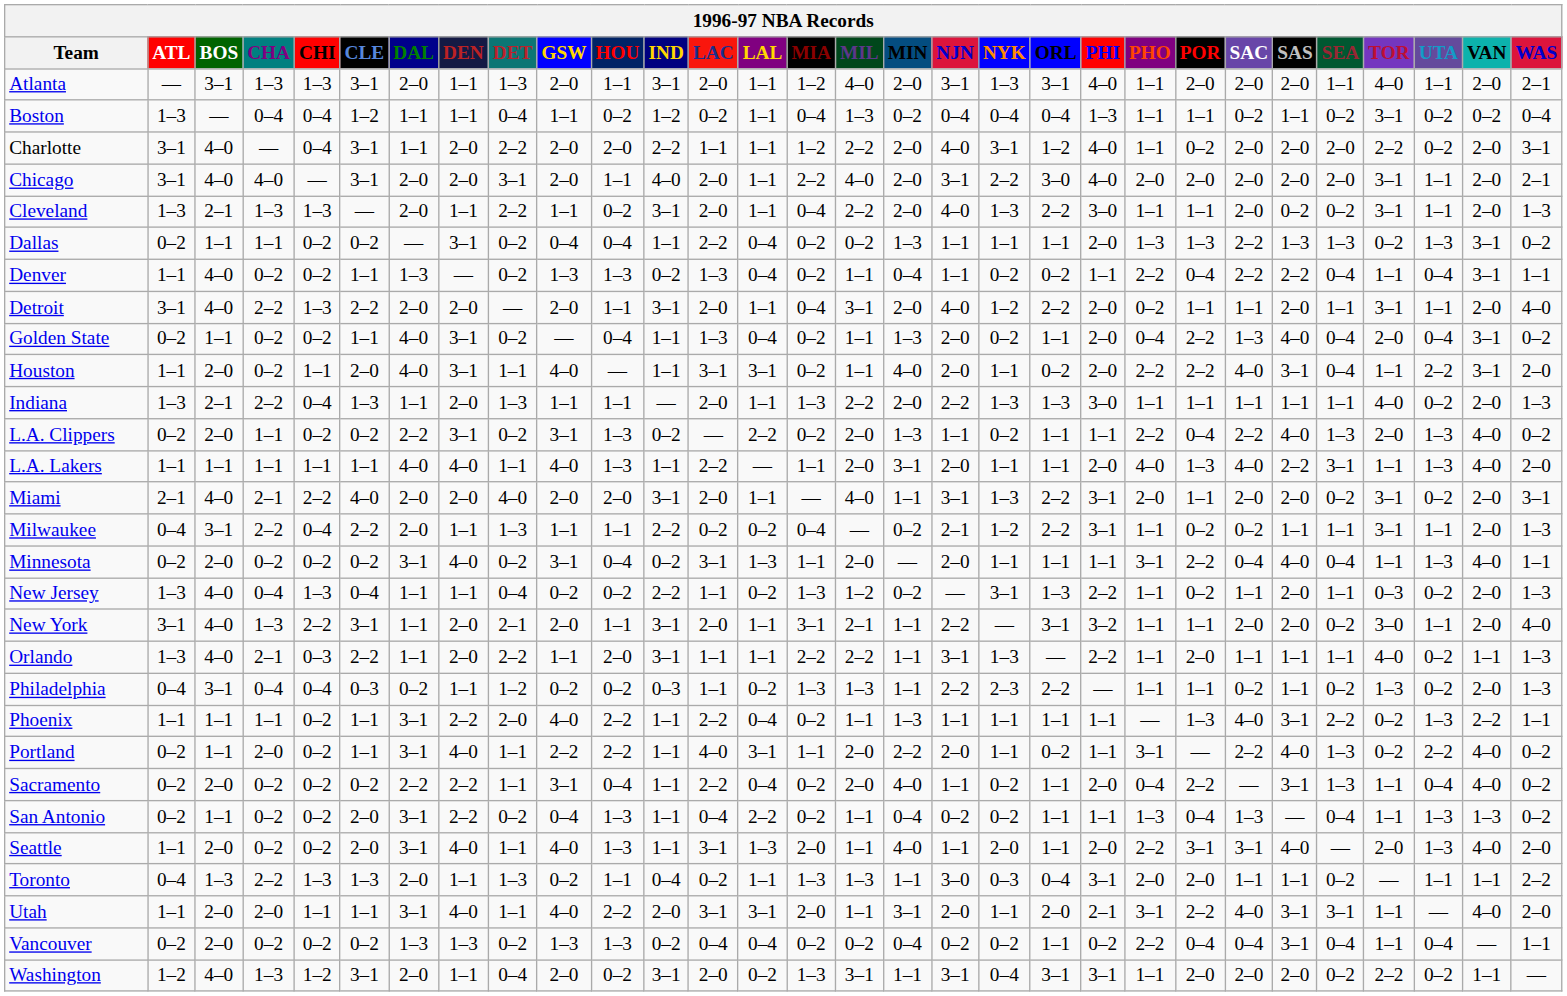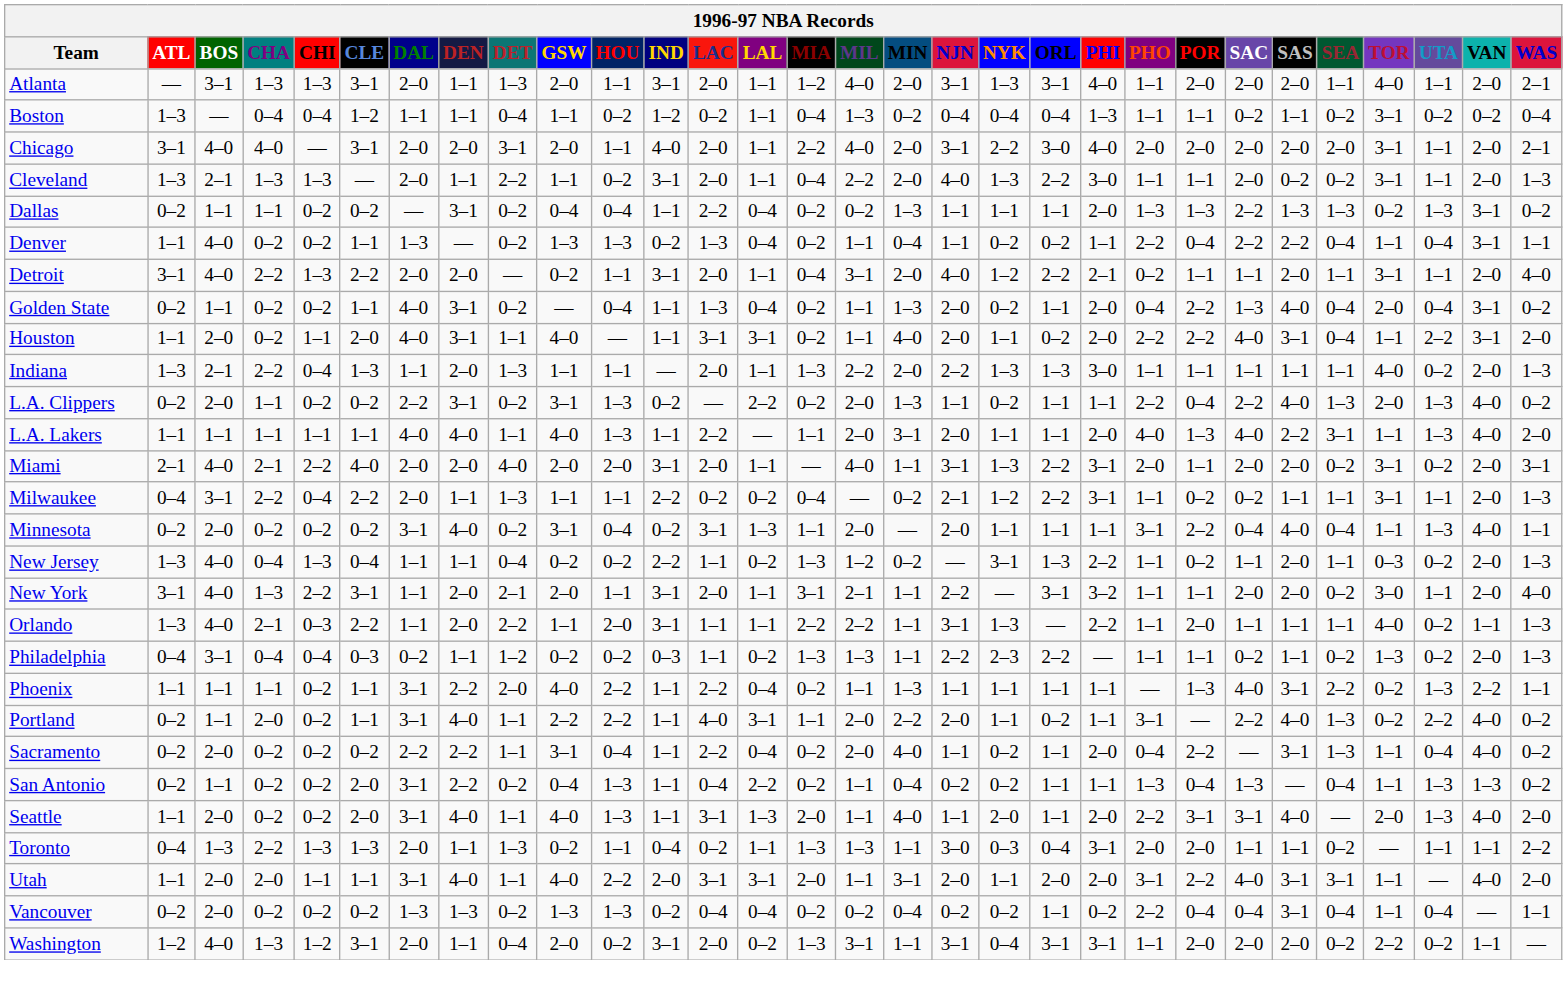- row: (45, 148)
(564, 307) 2–0 -> (564, 275) 0–2
(1103, 307) 2–0 -> (1103, 275) 2–1
(1103, 911) 2–1 -> (1103, 880) 2–0
